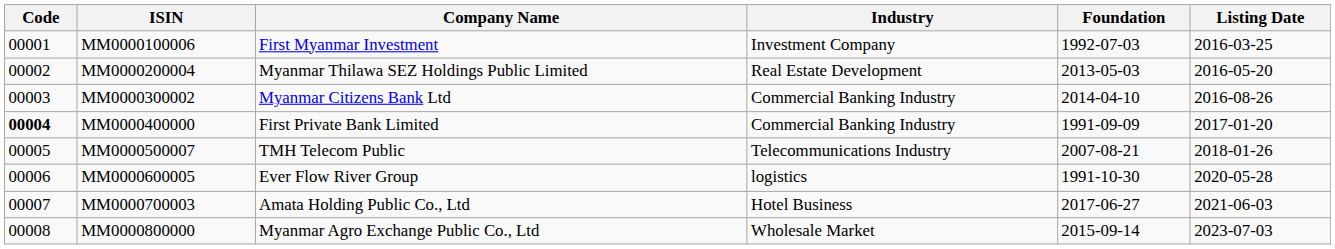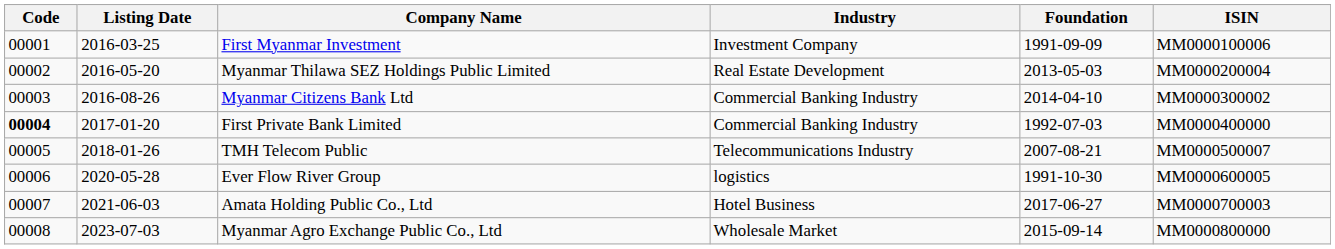columns swapped: (1260, 17) <-> (166, 17)
(1100, 44) 1992-07-03 -> (1063, 44) 1991-09-09
(1100, 124) 1991-09-09 -> (1063, 124) 1992-07-03
